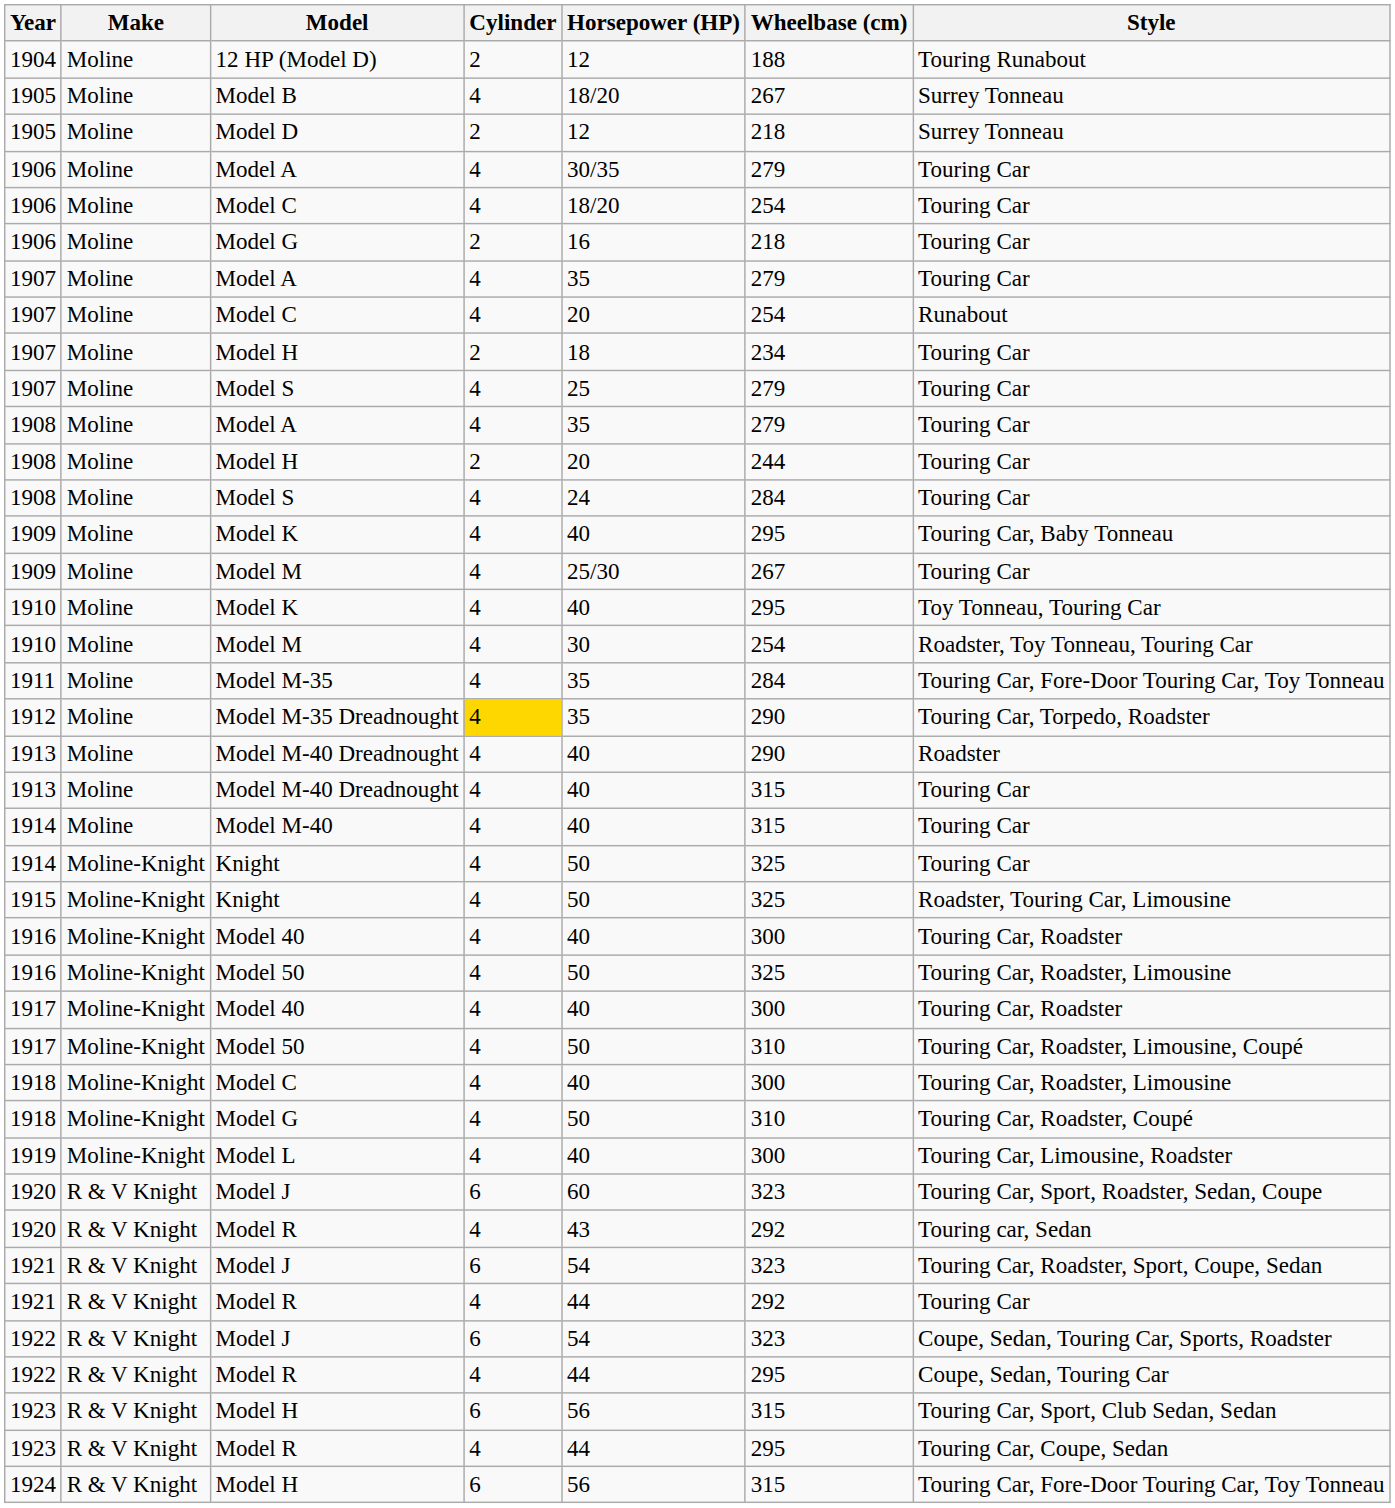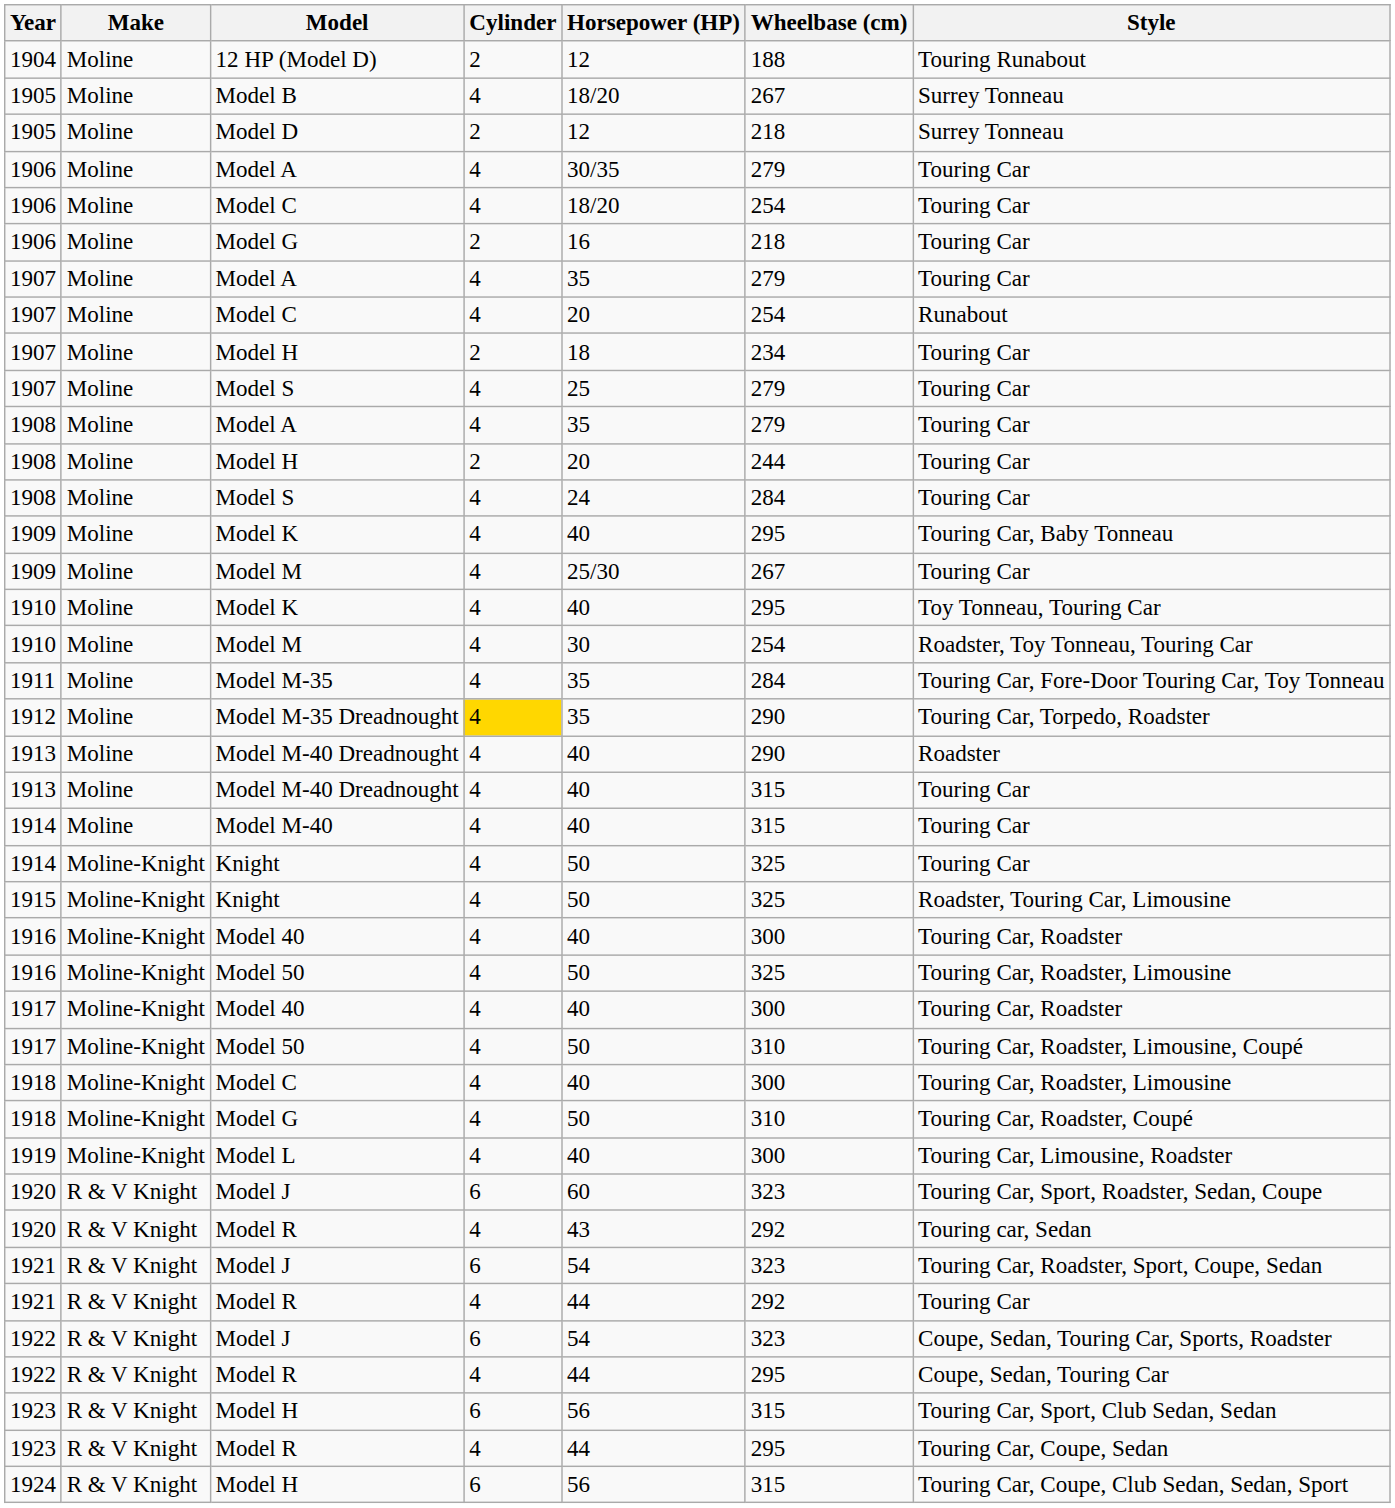(1151, 1484) Touring Car, Fore-Door Touring Car, Toy Tonneau -> (1133, 1484) Touring Car, Coupe, Club Sedan, Sedan, Sport
